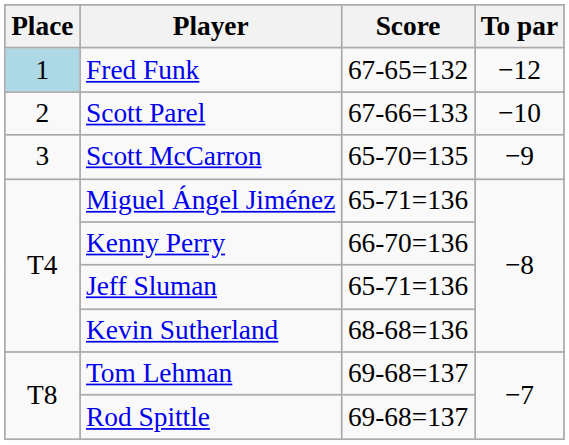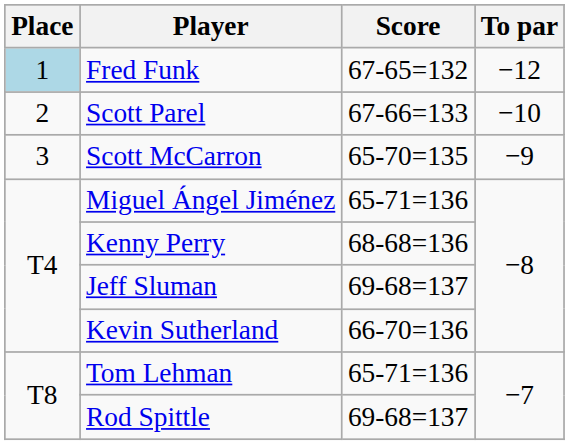(408, 243) 66-70=136 -> (408, 243) 68-68=136
(408, 286) 65-71=136 -> (408, 286) 69-68=137
(408, 329) 68-68=136 -> (408, 329) 66-70=136
(408, 373) 69-68=137 -> (408, 373) 65-71=136
